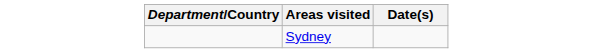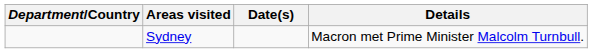+ column: (448, 15)
